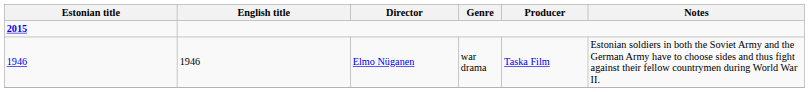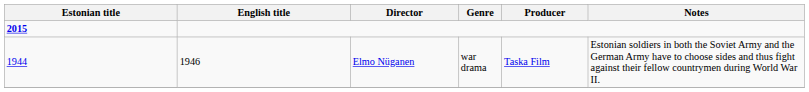(17, 62) 1946 -> (17, 62) 1944
